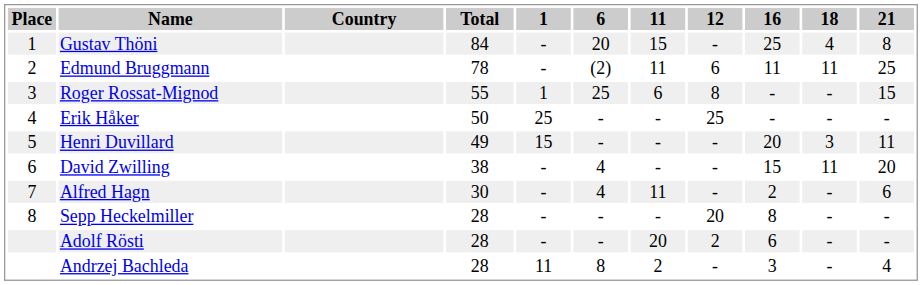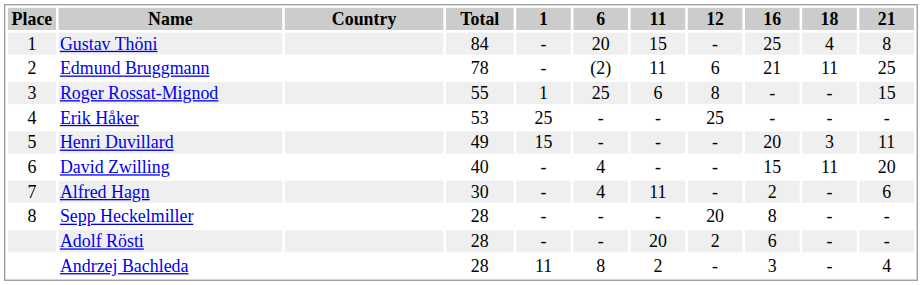(772, 68) 11 -> (772, 68) 21
(480, 118) 50 -> (480, 118) 53
(480, 167) 38 -> (480, 167) 40
